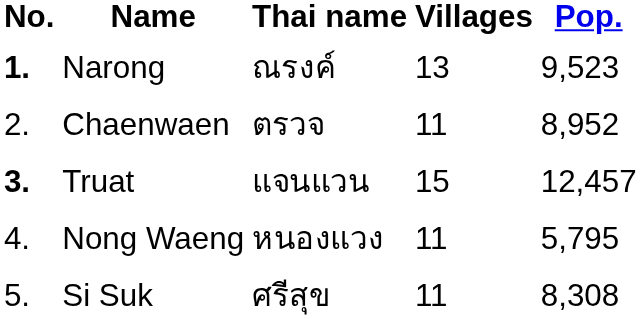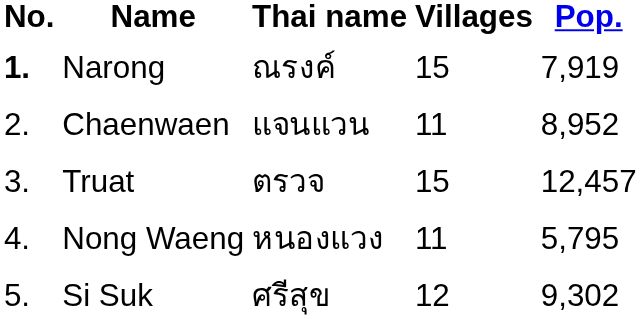(432, 67) 13 -> (432, 67) 15
(580, 67) 9,523 -> (580, 67) 7,919
(288, 124) ตรวจ -> (311, 124) แจนแวน
(17, 180) bold -> (17, 180) normal
(311, 181) แจนแวน -> (288, 181) ตรวจ
(431, 294) 11 -> (432, 294) 12
(580, 294) 8,308 -> (580, 294) 9,302
